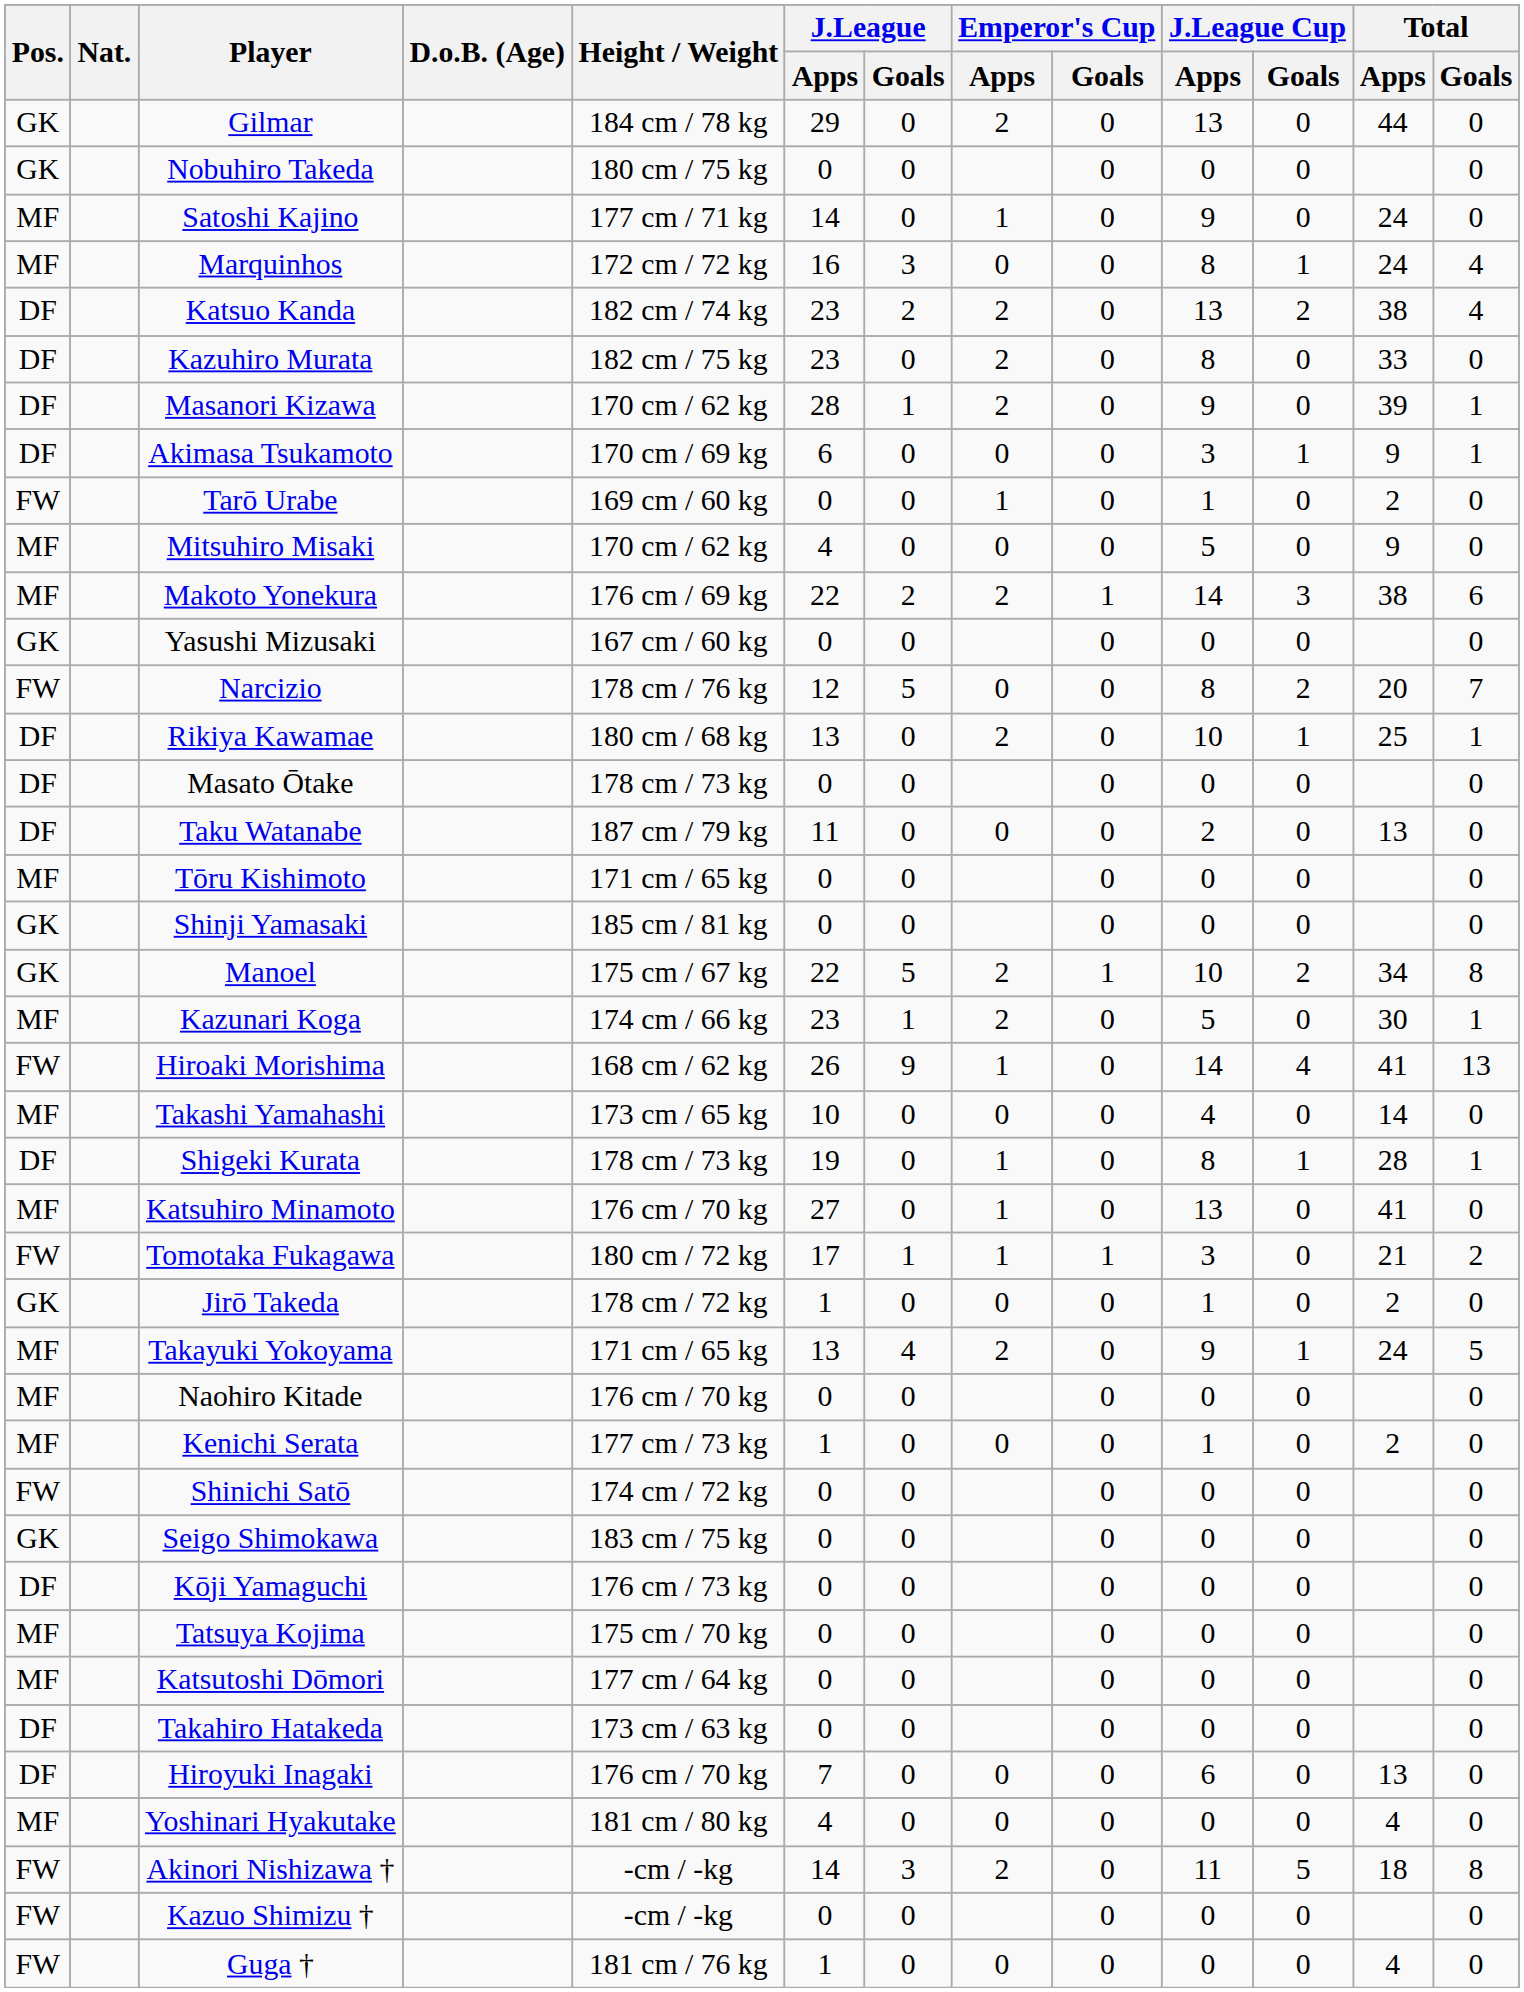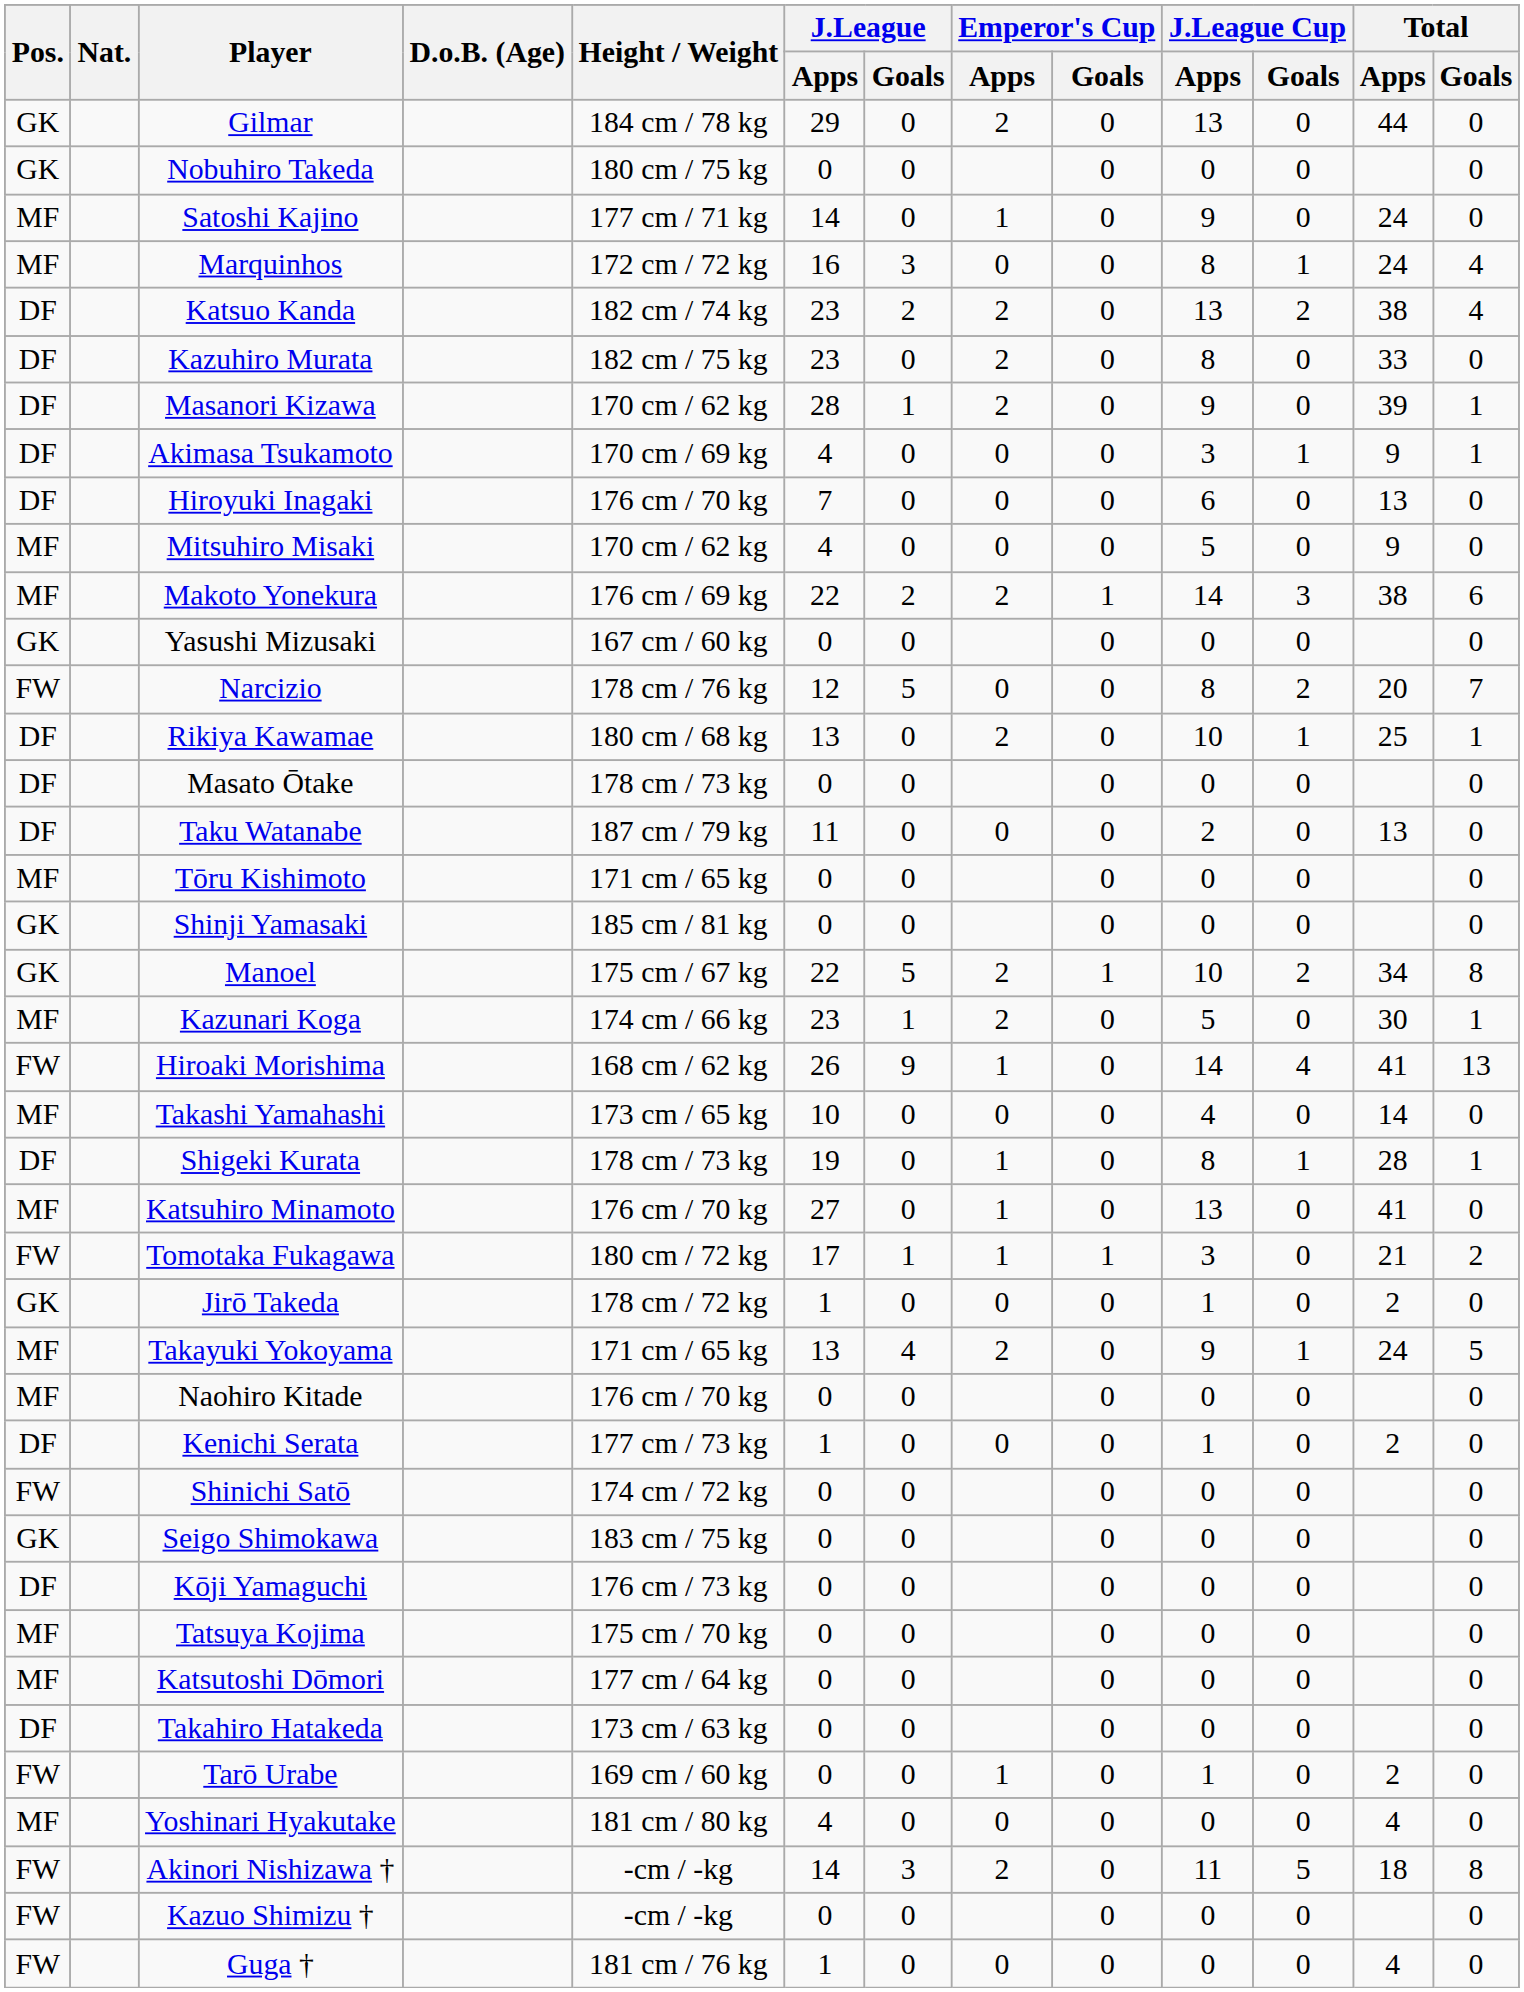(825, 452) 6 -> (825, 452) 4
rows swapped: (270, 1774) <-> (270, 500)
(38, 1444) MF -> (38, 1444) DF
